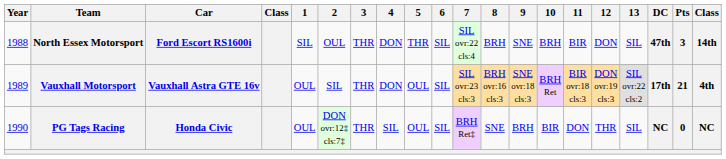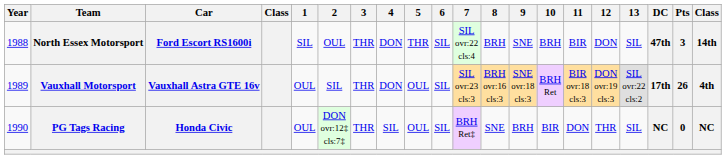(683, 85) 21 -> (683, 85) 26
